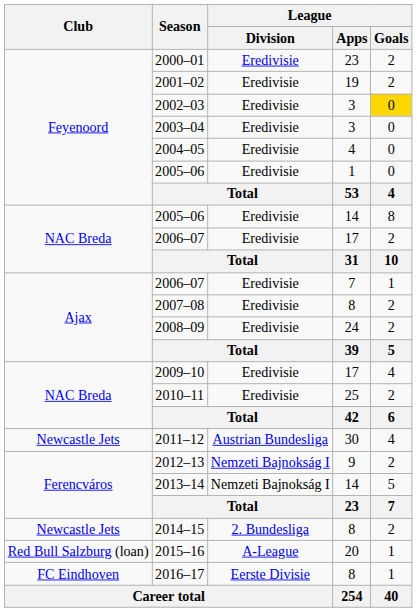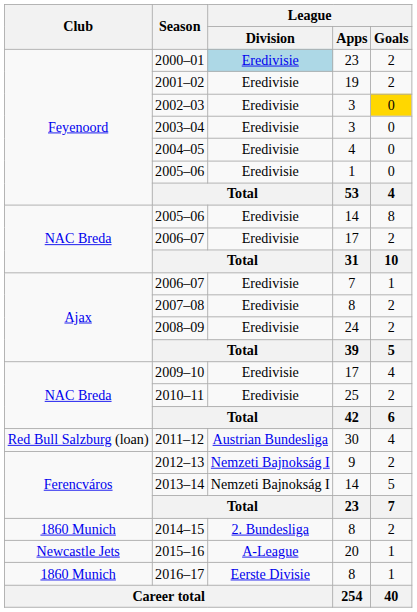(270, 60) no background -> (270, 60) lightblue background
(78, 439) Newcastle Jets -> (78, 439) Red Bull Salzburg (loan)
(78, 529) Newcastle Jets -> (78, 529) 1860 Munich
(78, 551) Red Bull Salzburg (loan) -> (78, 551) Newcastle Jets
(78, 573) FC Eindhoven -> (78, 573) 1860 Munich
